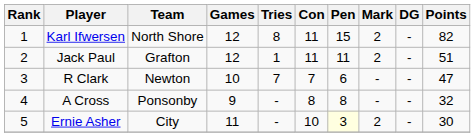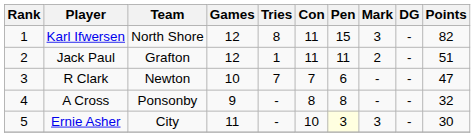(377, 36) 2 -> (377, 36) 3
(377, 121) 2 -> (377, 121) 3
